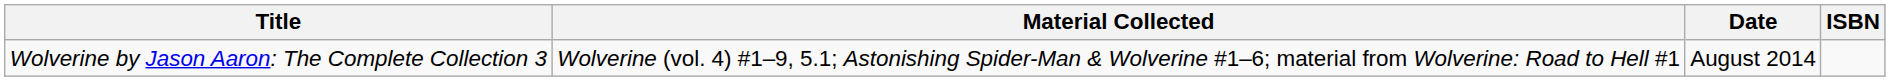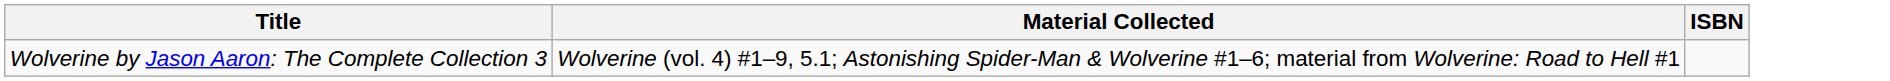- column: (1753, 22)
